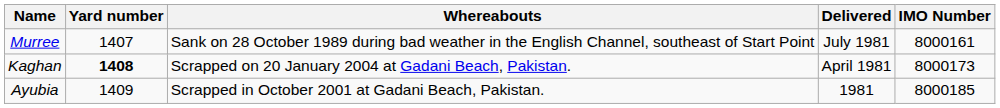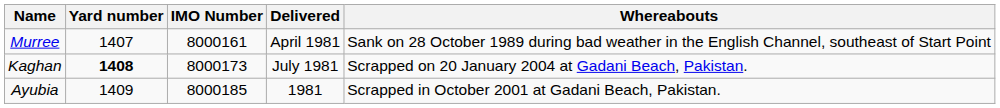columns swapped: (945, 16) <-> (493, 16)
(856, 41) July 1981 -> (305, 41) April 1981
(857, 66) April 1981 -> (305, 66) July 1981
